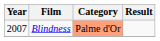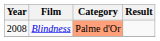(17, 28) 2007 -> (17, 28) 2008
